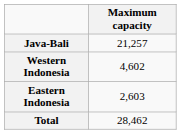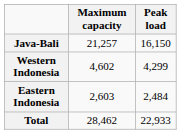+ column: (156, 19)
